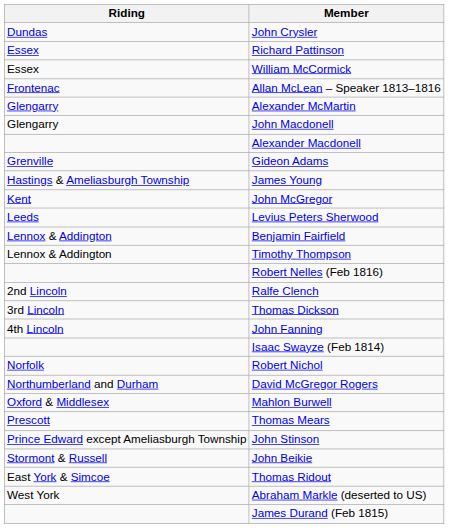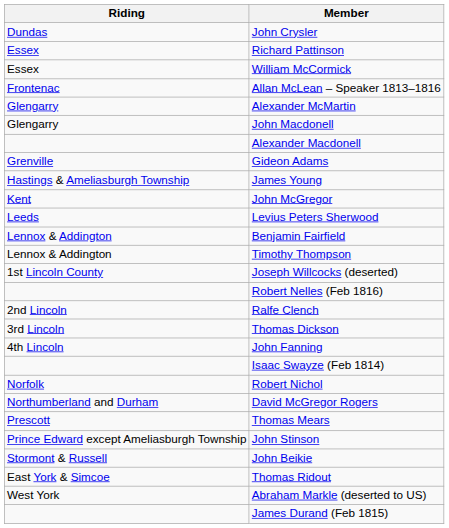+ row: (325, 273)
- row: (292, 402)
